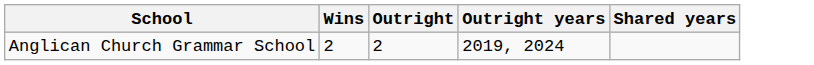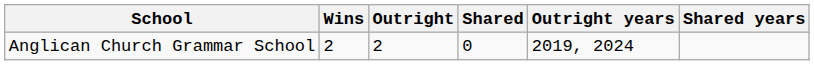+ column: (493, 19)
